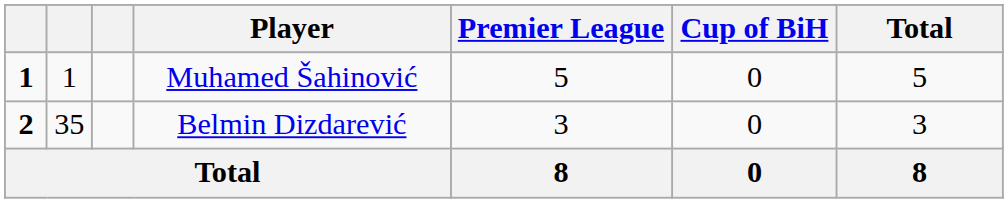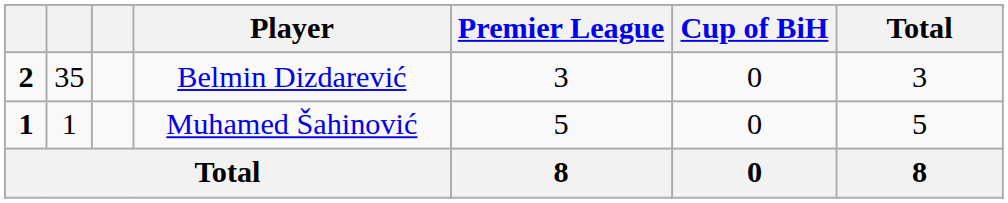rows swapped: (292, 76) <-> (292, 124)
